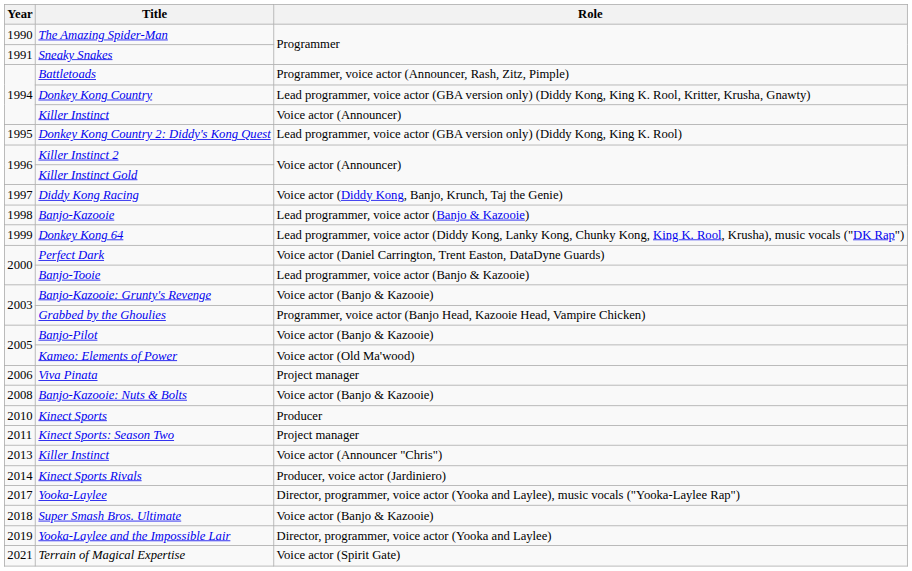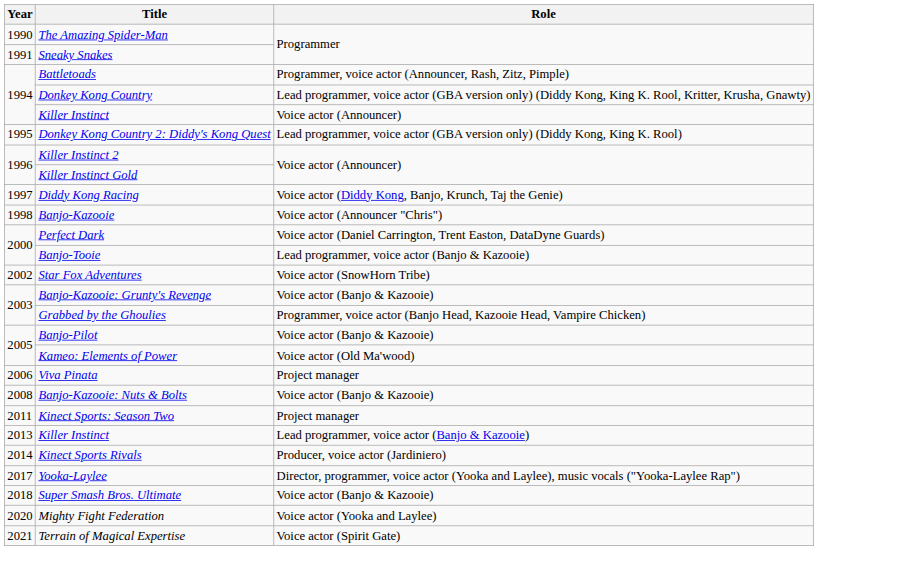(403, 214) Lead programmer, voice actor (Banjo & Kazooie) -> (359, 214) Voice actor (Announcer "Chris")
- row: (20, 235)
+ row: (20, 275)
- row: (20, 415)
(359, 455) Voice actor (Announcer "Chris") -> (403, 435) Lead programmer, voice actor (Banjo & Kazooie)
- row: (20, 535)
+ row: (20, 515)
